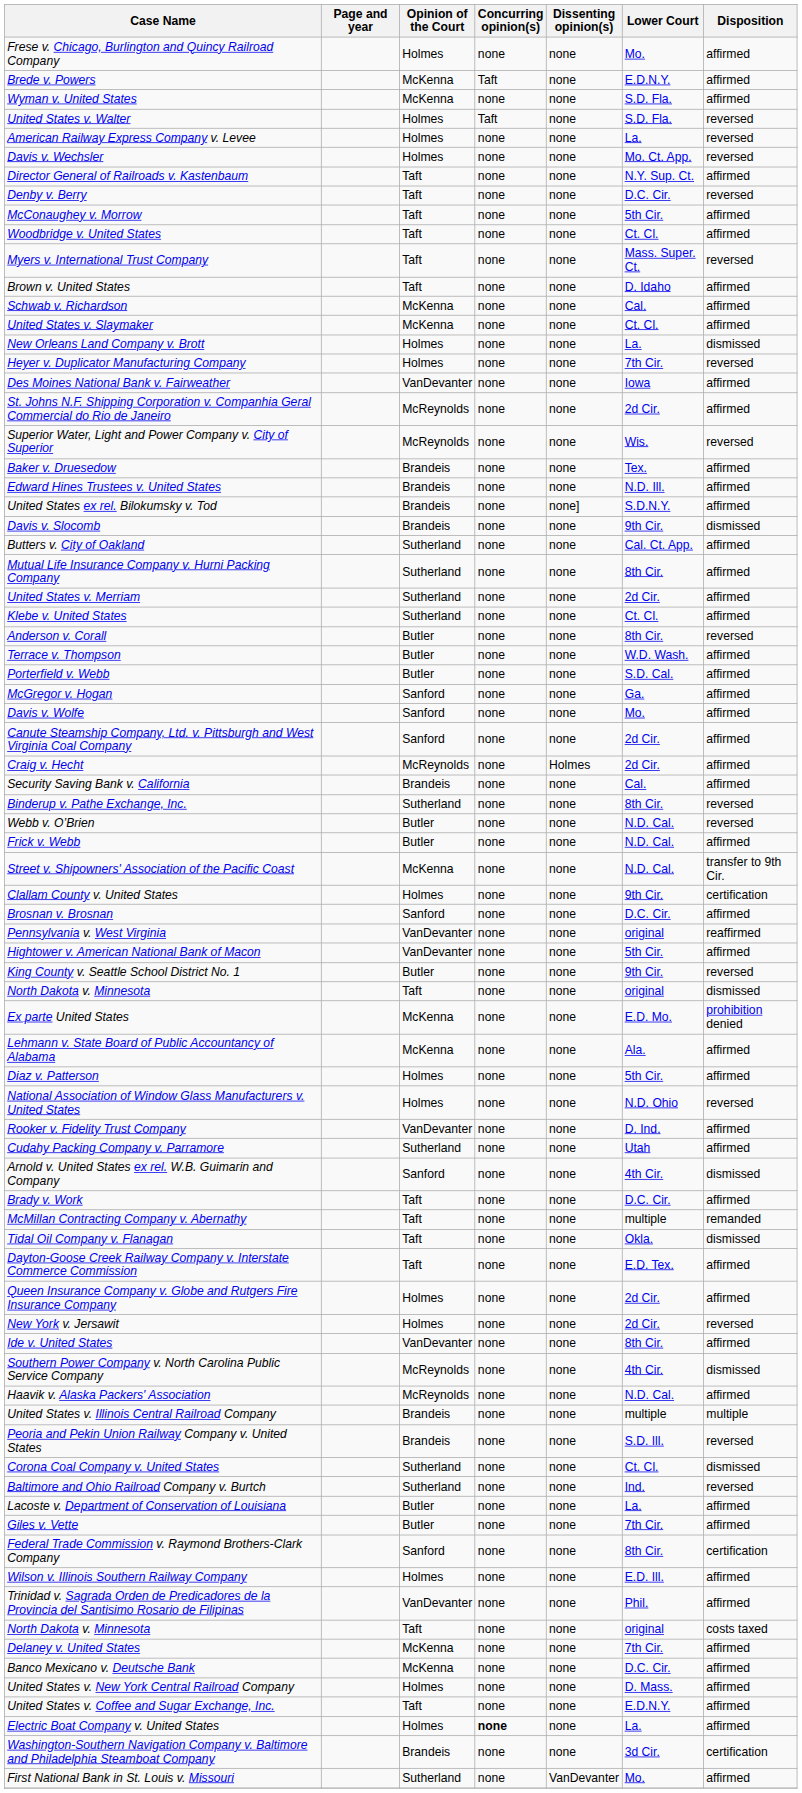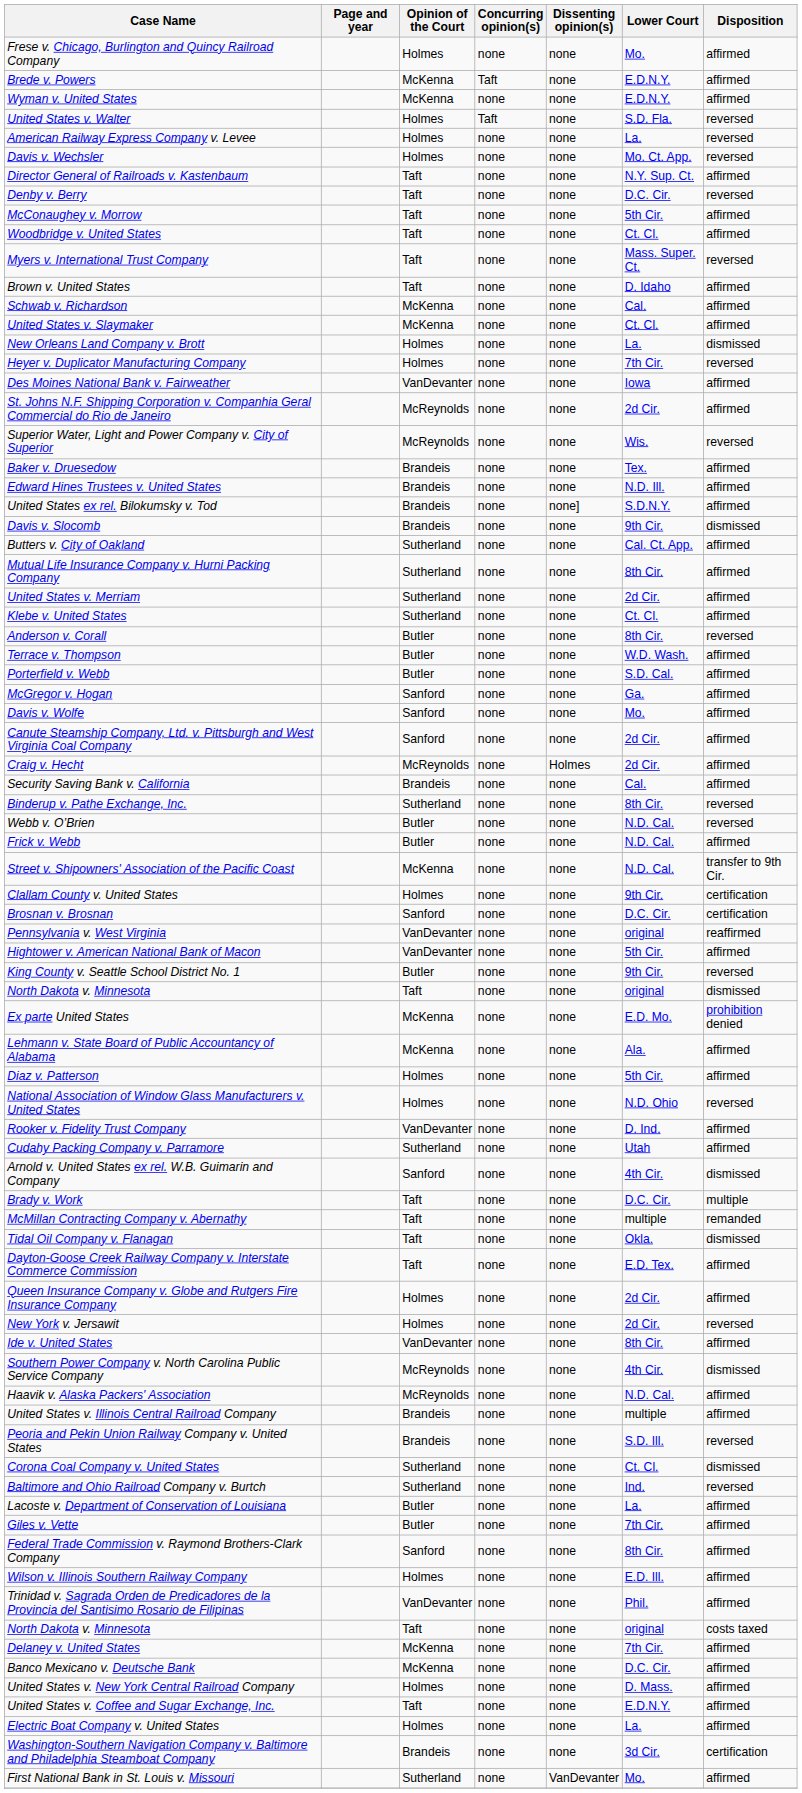(648, 99) S.D. Fla. -> (648, 99) E.D.N.Y.
(728, 914) affirmed -> (737, 914) certification
(728, 1200) affirmed -> (727, 1200) multiple
(727, 1415) multiple -> (728, 1415) affirmed
(737, 1551) certification -> (728, 1551) affirmed
(492, 1726) bold -> (491, 1726) normal
